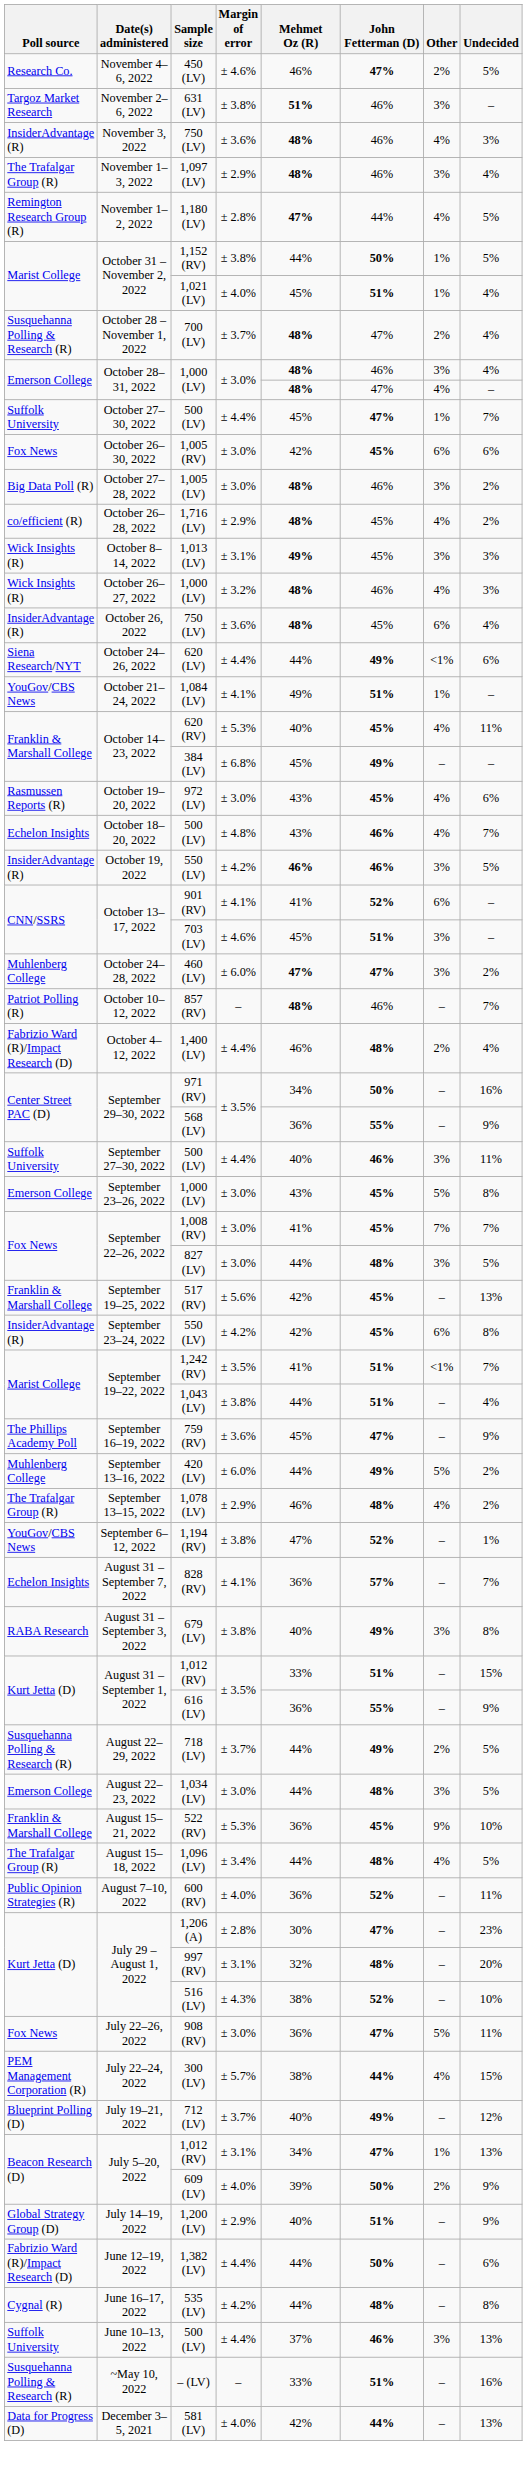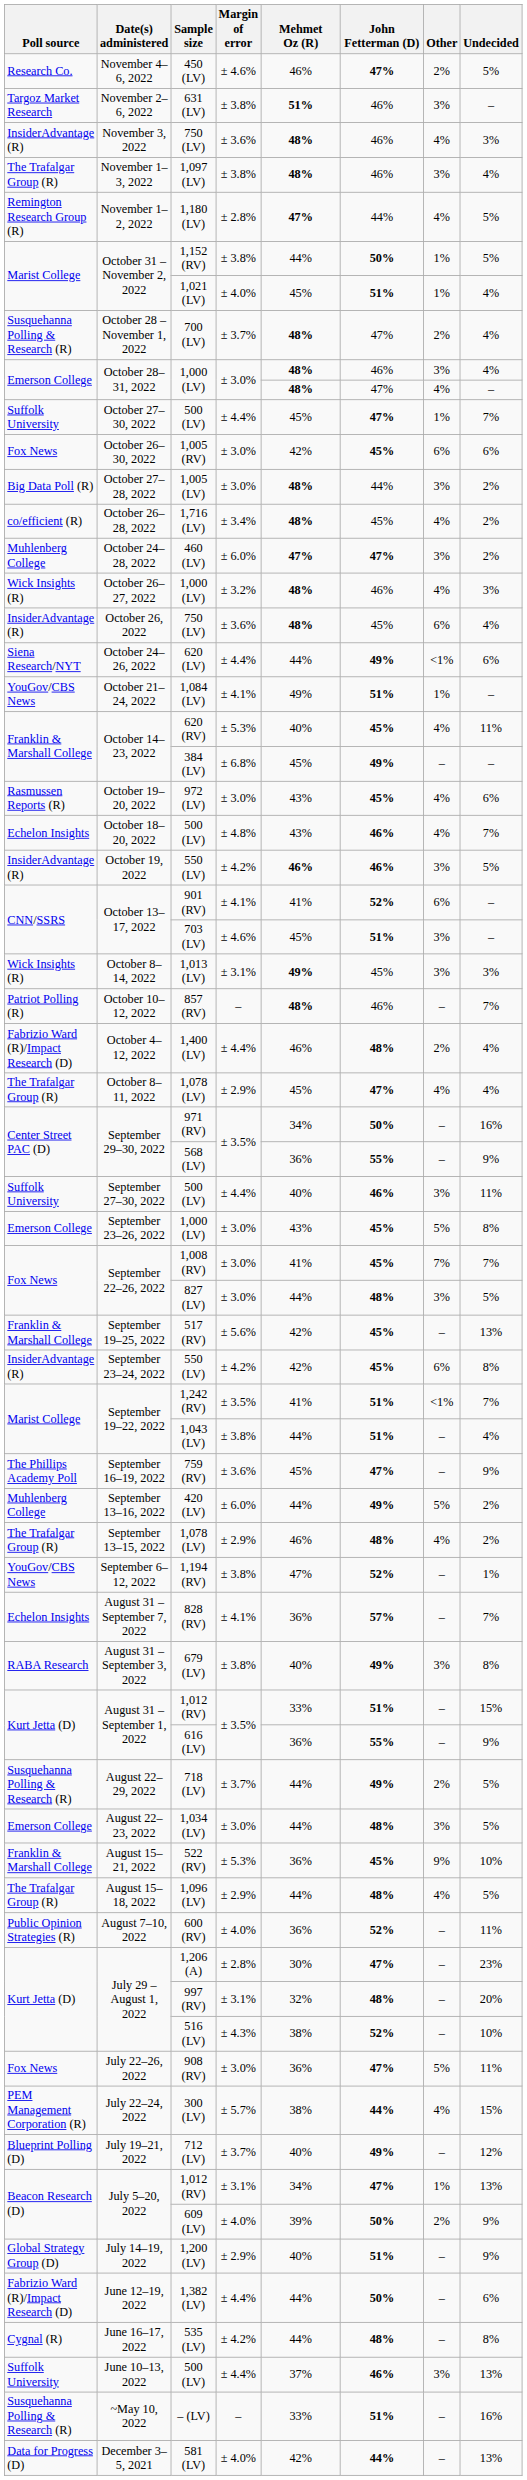(238, 175) ± 2.9% -> (238, 175) ± 3.8%
(382, 486) 46% -> (382, 486) 44%
(238, 521) ± 2.9% -> (238, 521) ± 3.4%
rows swapped: (134, 971) <-> (134, 556)
+ row: (134, 1090)
(238, 1860) ± 3.4% -> (238, 1895) ± 2.9%
